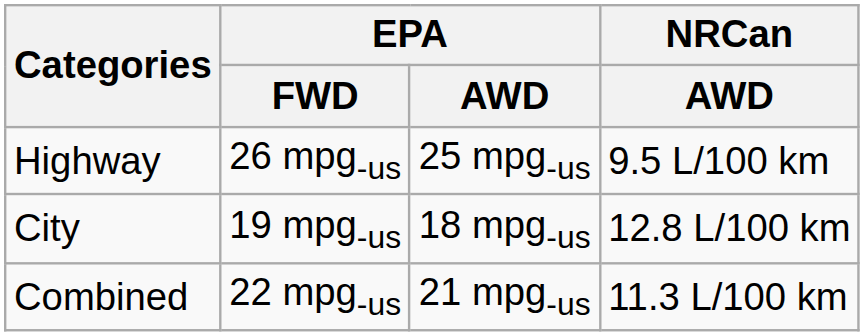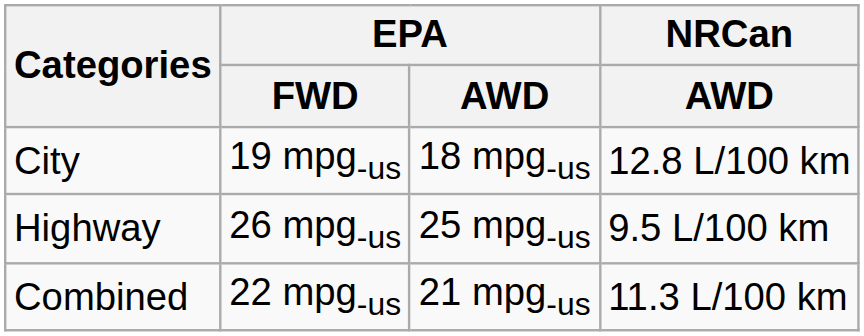rows swapped: (47, 228) <-> (87, 159)
